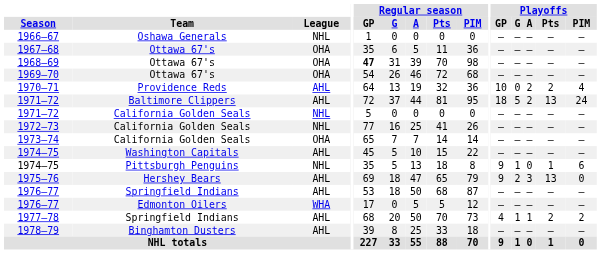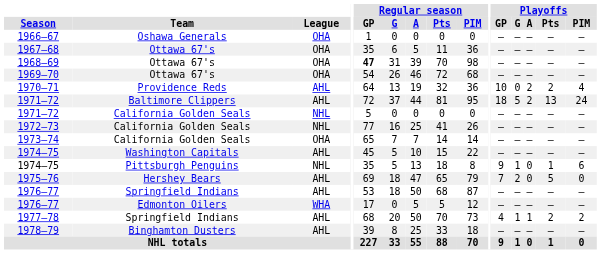(321, 36) NHL -> (321, 36) OHA
(501, 178) 9 -> (501, 178) 7
(529, 178) 3 -> (529, 178) 0
(551, 178) 13 -> (551, 178) 5
